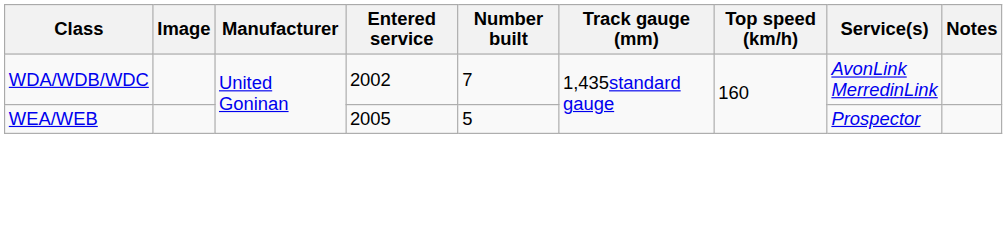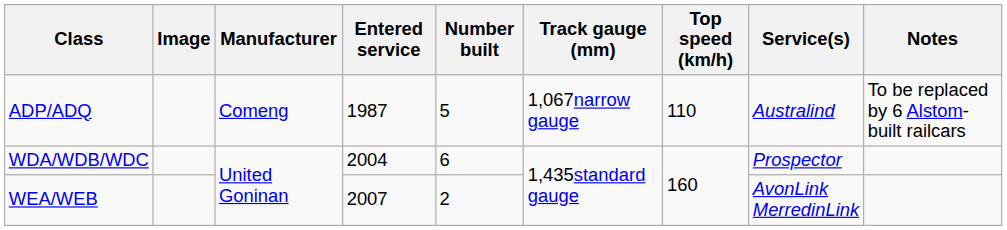+ row: (50, 110)
(370, 79) 2002 -> (367, 160) 2004
(467, 79) 7 -> (445, 160) 6
(885, 79) AvonLink MerredinLink -> (797, 160) Prospector
(370, 118) 2005 -> (367, 199) 2007
(467, 118) 5 -> (445, 199) 2
(876, 118) Prospector -> (806, 199) AvonLink MerredinLink
